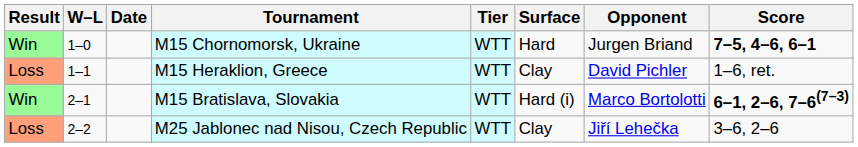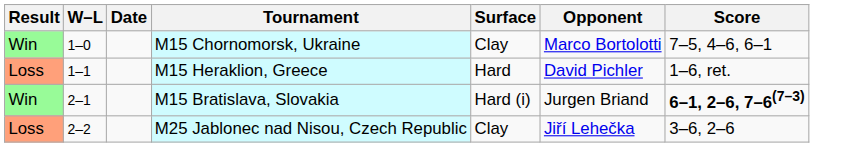- column: (493, 17)
(537, 44) Hard -> (491, 44) Clay
(640, 44) Jurgen Briand -> (603, 44) Marco Bortolotti
(765, 44) bold -> (721, 44) normal
(535, 71) Clay -> (493, 71) Hard
(647, 100) Marco Bortolotti -> (596, 100) Jurgen Briand
